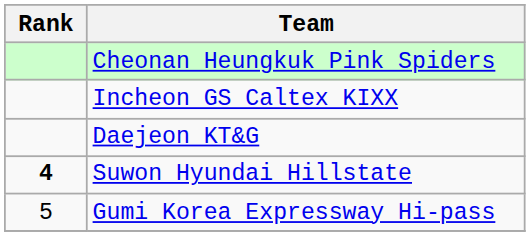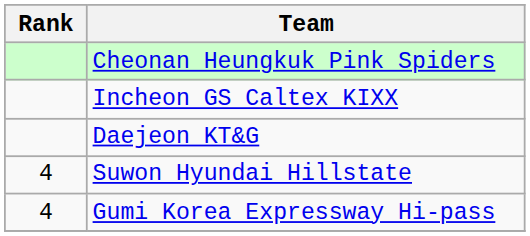(46, 175) bold -> (46, 175) normal
(46, 212) 5 -> (46, 212) 4
